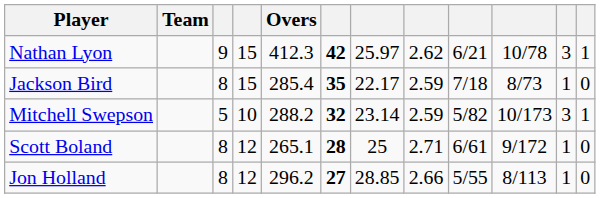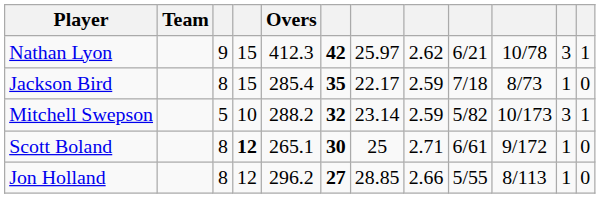(247, 146) normal -> (247, 146) bold
(336, 146) 28 -> (336, 146) 30
